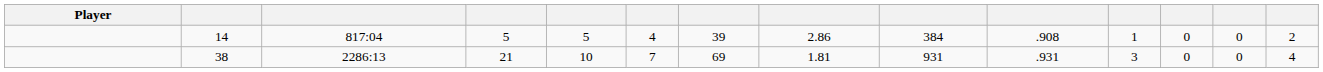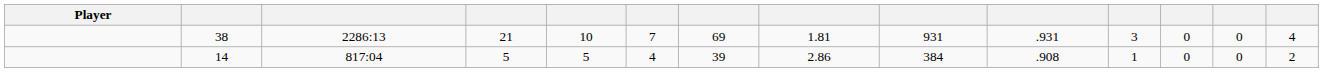rows swapped: (222, 57) <-> (222, 36)
